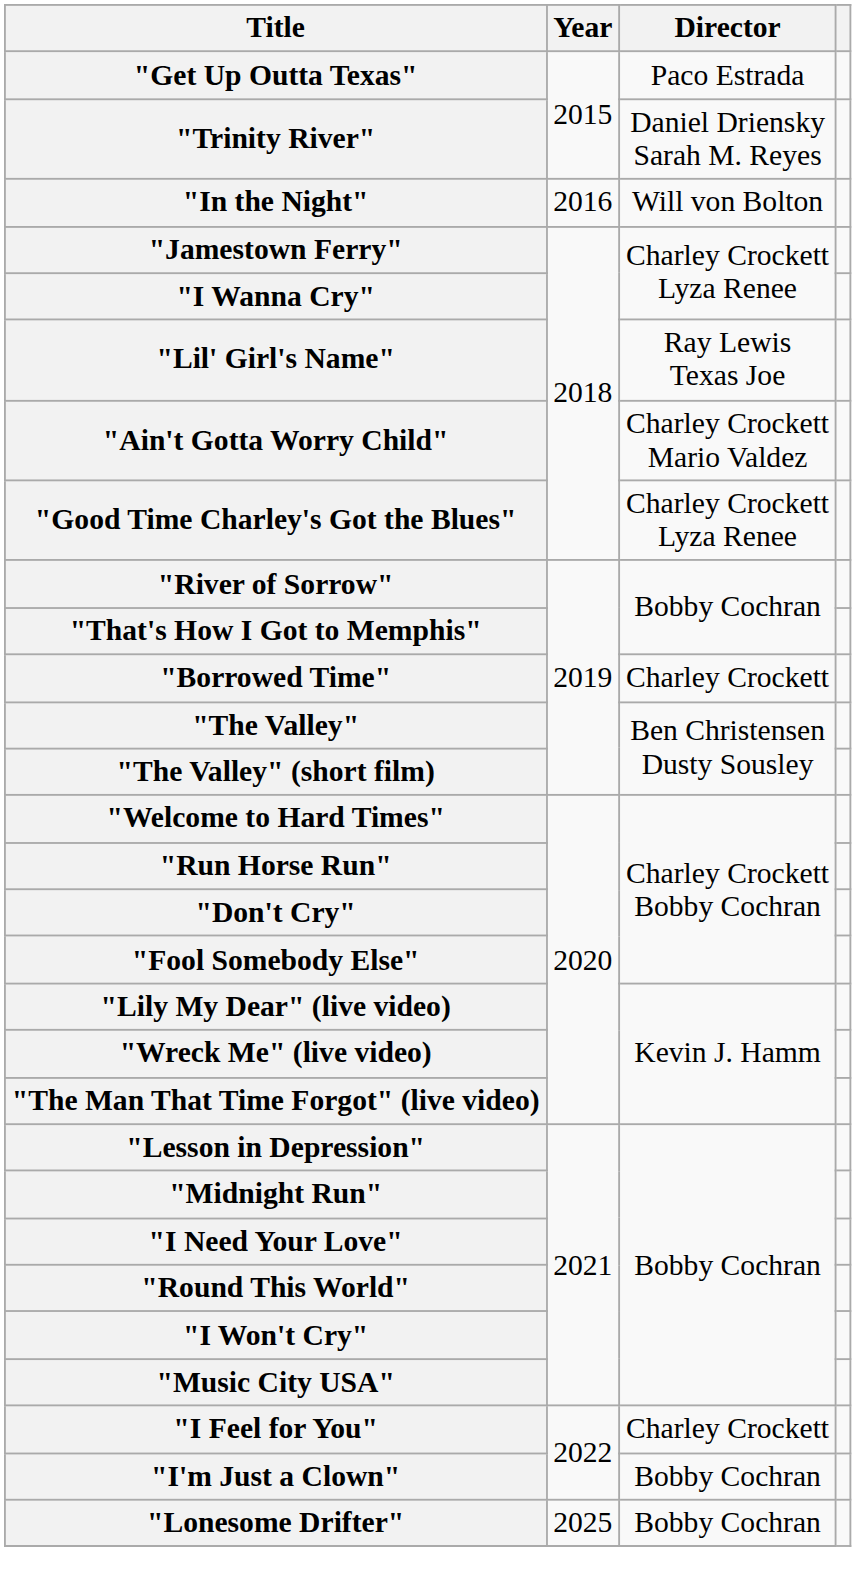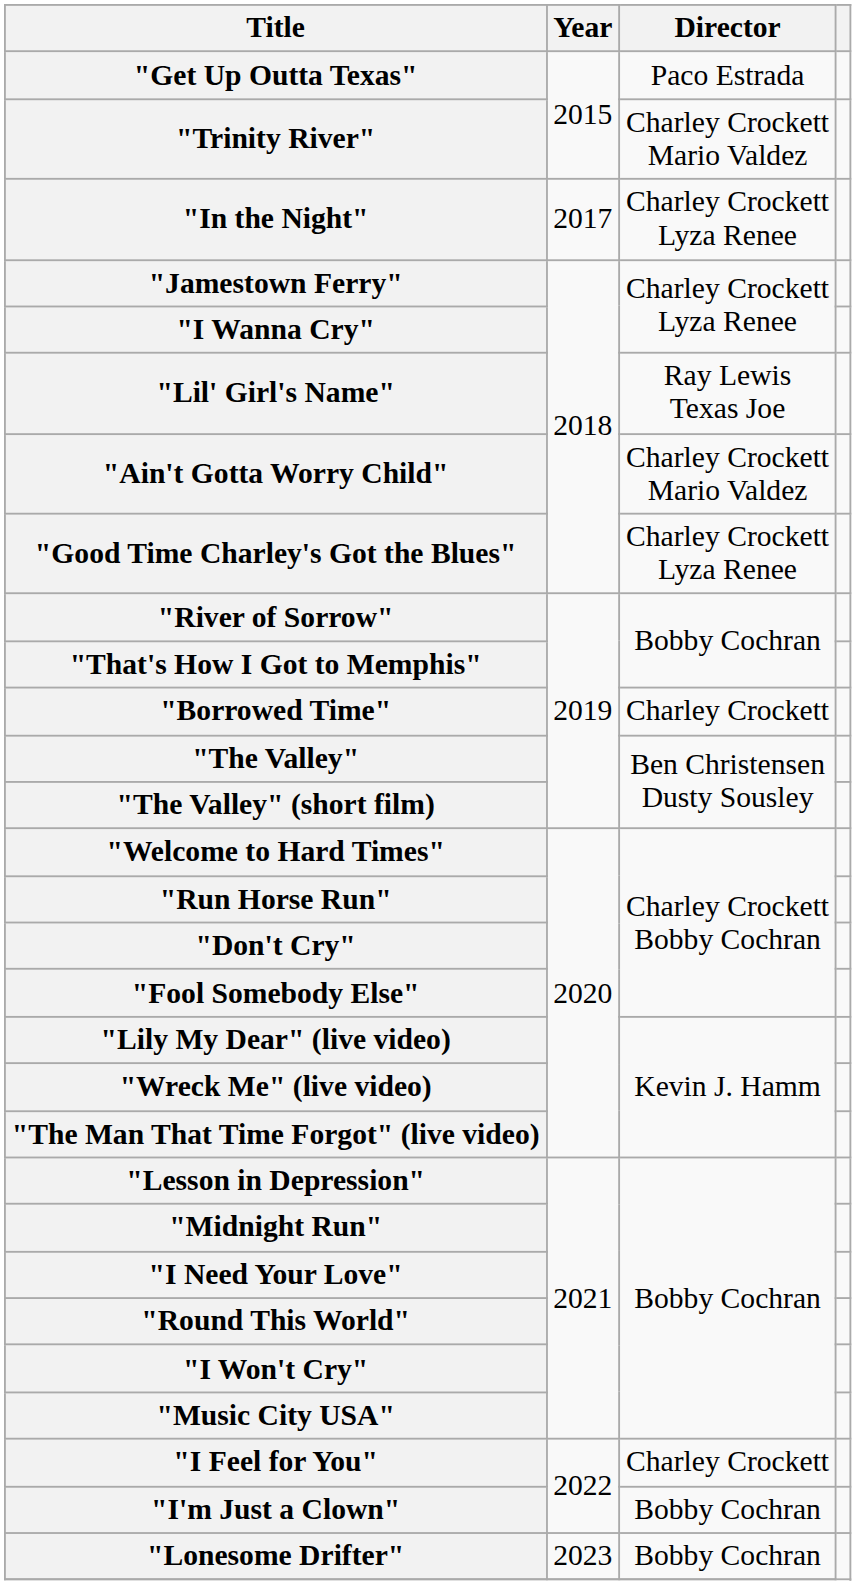(728, 138) Daniel Driensky Sarah M. Reyes -> (728, 138) Charley Crockett Mario Valdez
(583, 202) 2016 -> (583, 218) 2017
(728, 202) Will von Bolton -> (728, 218) Charley Crockett Lyza Renee
(583, 1522) 2025 -> (583, 1555) 2023
